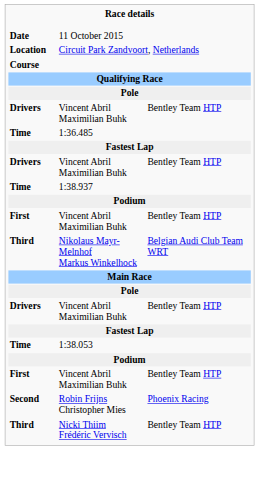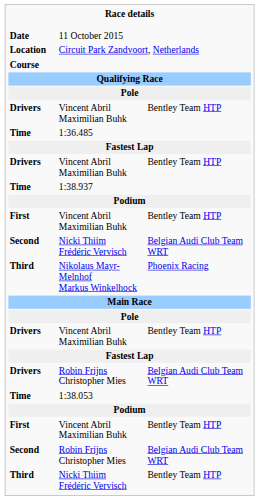+ row: (24, 241)
(195, 246) Belgian Audi Club Team WRT -> (178, 266) Phoenix Racing
+ row: (25, 370)
(178, 399) Phoenix Racing -> (195, 455) Belgian Audi Club Team WRT
